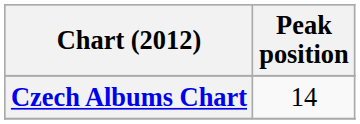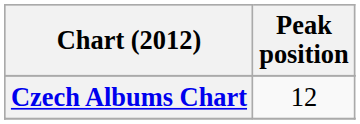(304, 97) 14 -> (304, 97) 12
